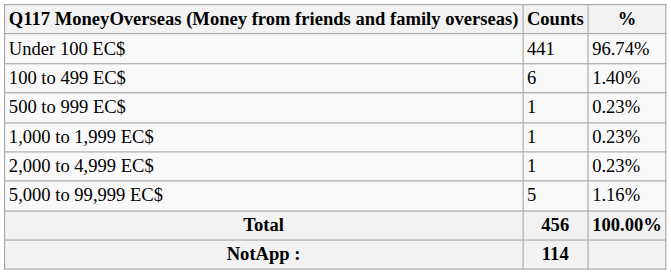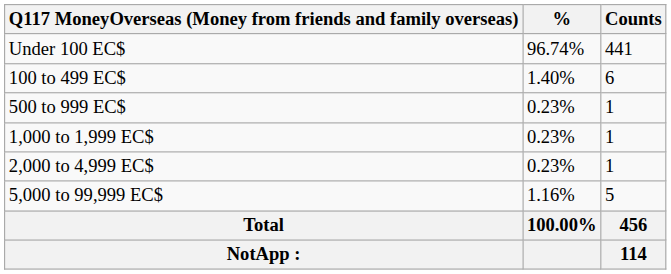columns swapped: (555, 19) <-> (627, 19)
